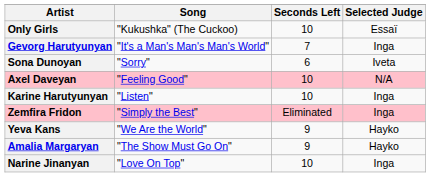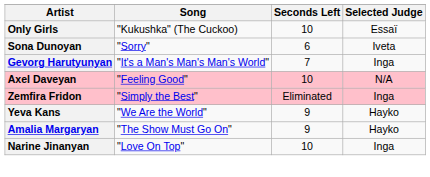rows swapped: (45, 63) <-> (60, 46)
- row: (58, 96)
